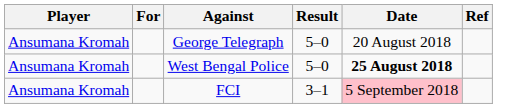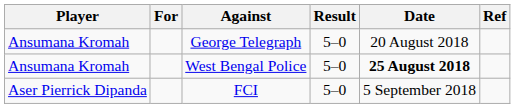(69, 90) Ansumana Kromah -> (77, 90) Aser Pierrick Dipanda
(317, 90) 3–1 -> (335, 90) 5–0
(402, 90) pink background -> (419, 90) no background
